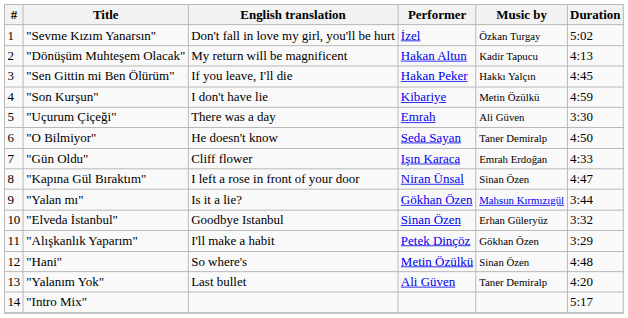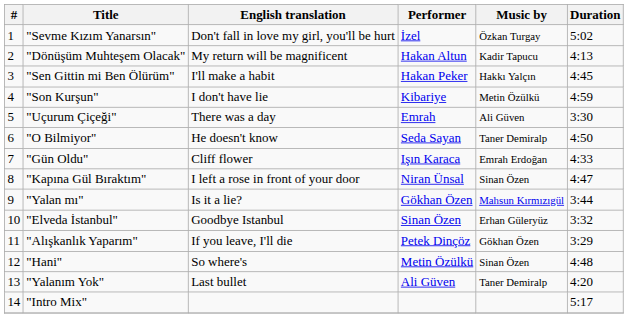(242, 76) If you leave, I'll die -> (233, 76) I'll make a habit
(233, 240) I'll make a habit -> (242, 240) If you leave, I'll die
